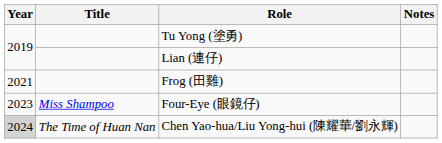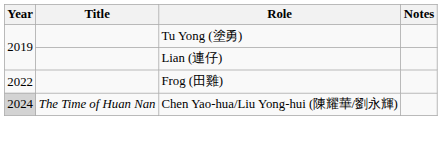(20, 81) 2021 -> (20, 81) 2022
- row: (210, 103)
